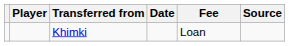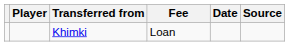columns swapped: (209, 13) <-> (162, 13)
